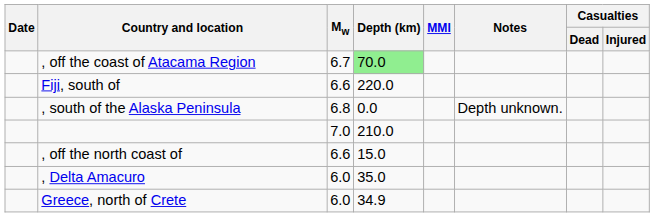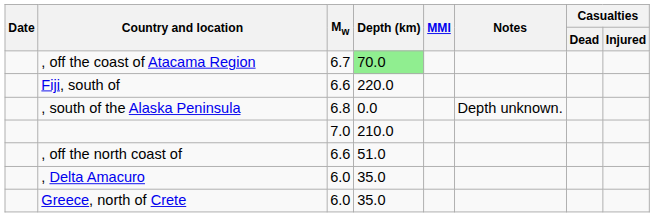(371, 154) 15.0 -> (371, 154) 51.0
(371, 200) 34.9 -> (371, 200) 35.0
